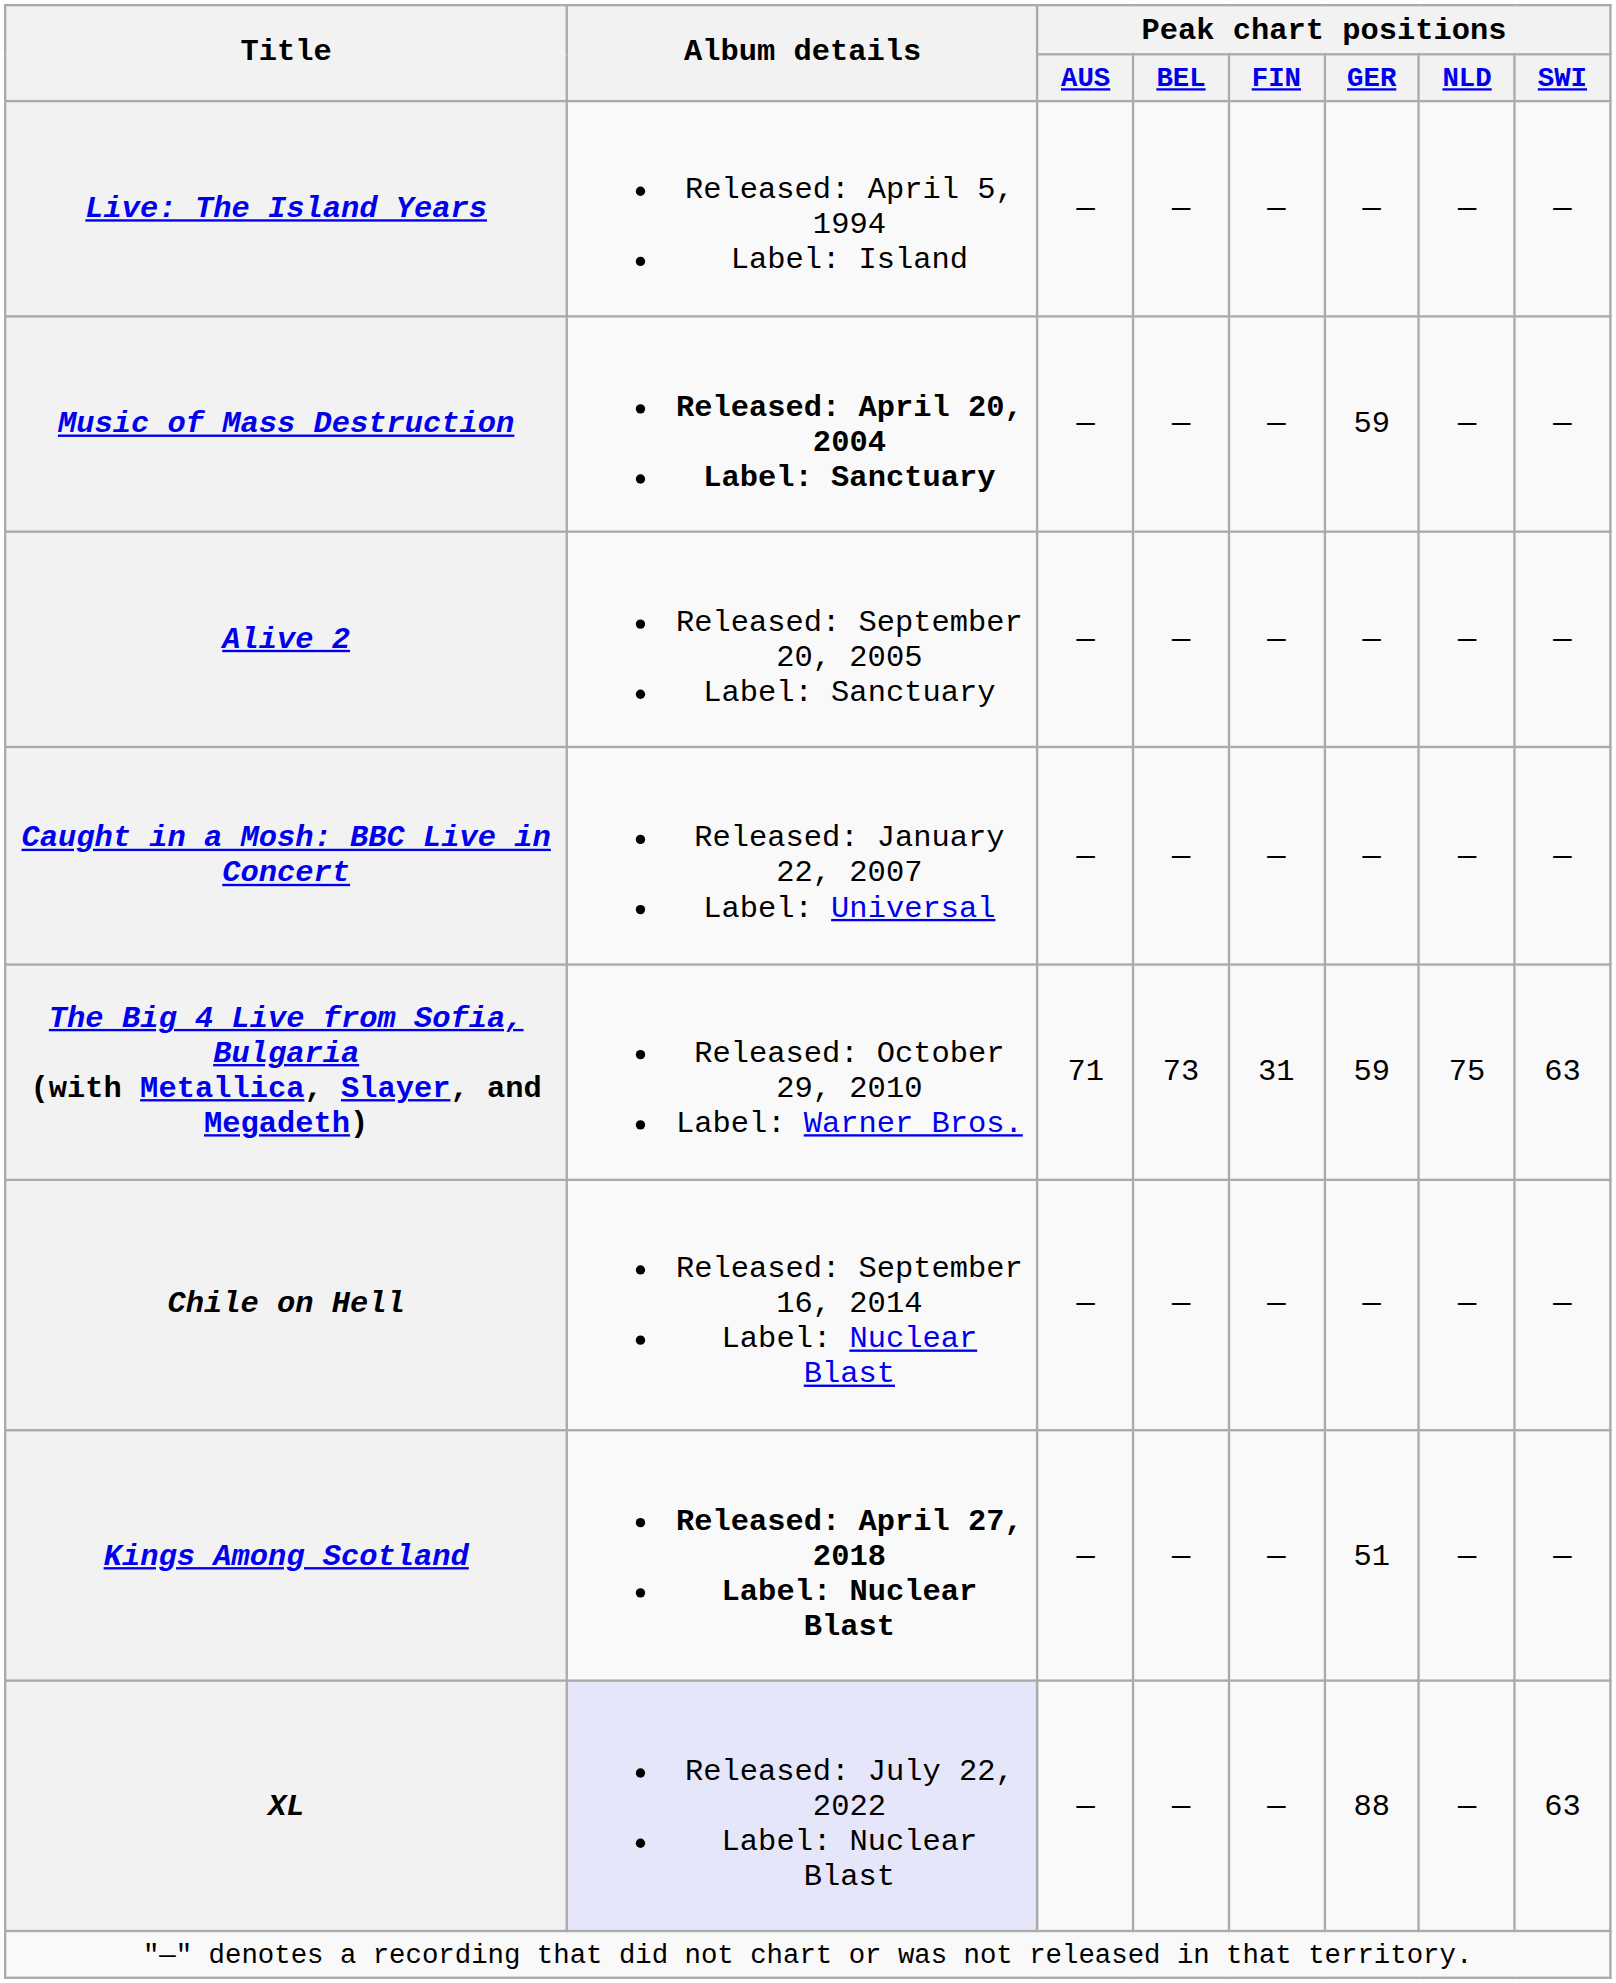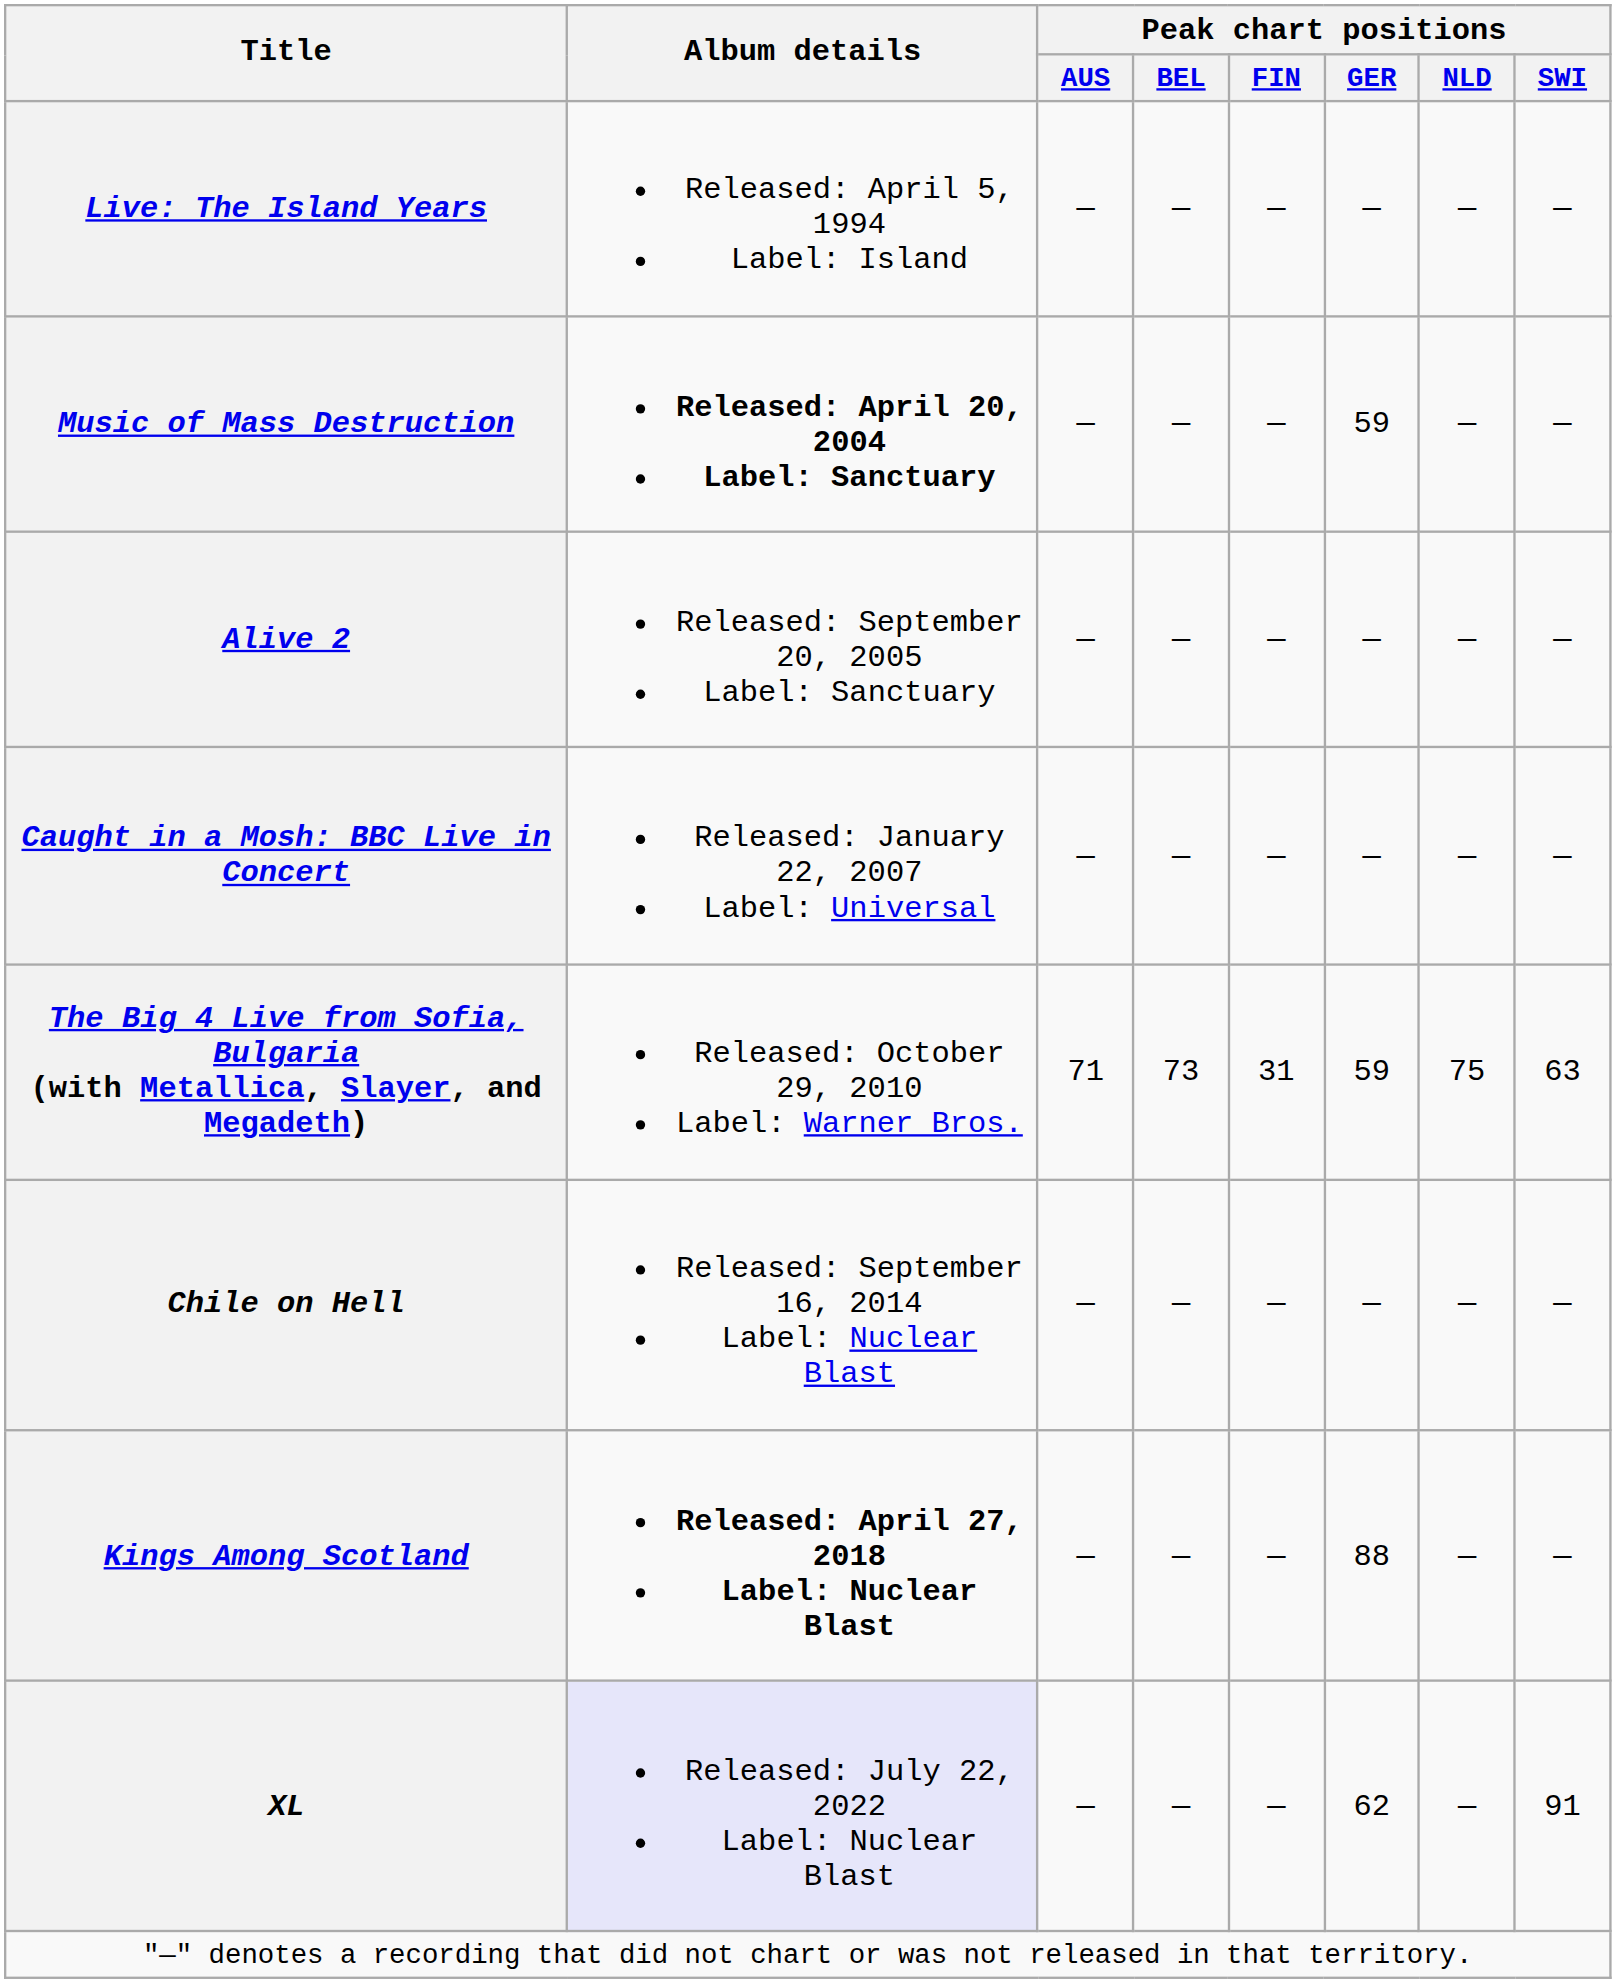(1372, 1556) 51 -> (1372, 1556) 88
(1372, 1806) 88 -> (1372, 1806) 62
(1562, 1806) 63 -> (1562, 1806) 91
